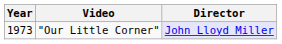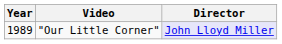(20, 30) 1973 -> (20, 30) 1989
